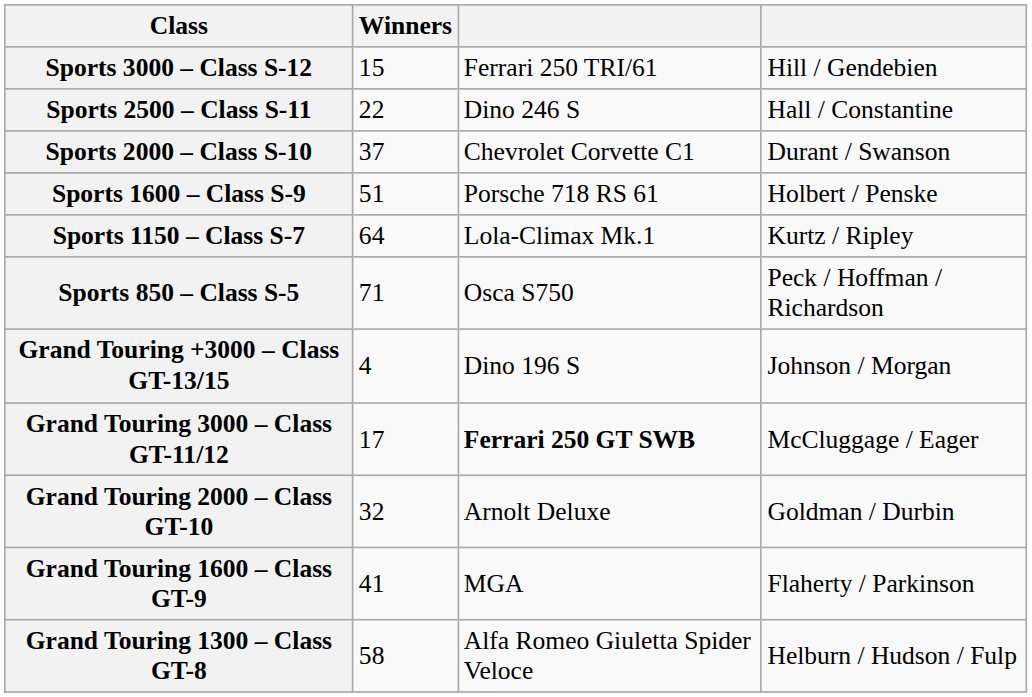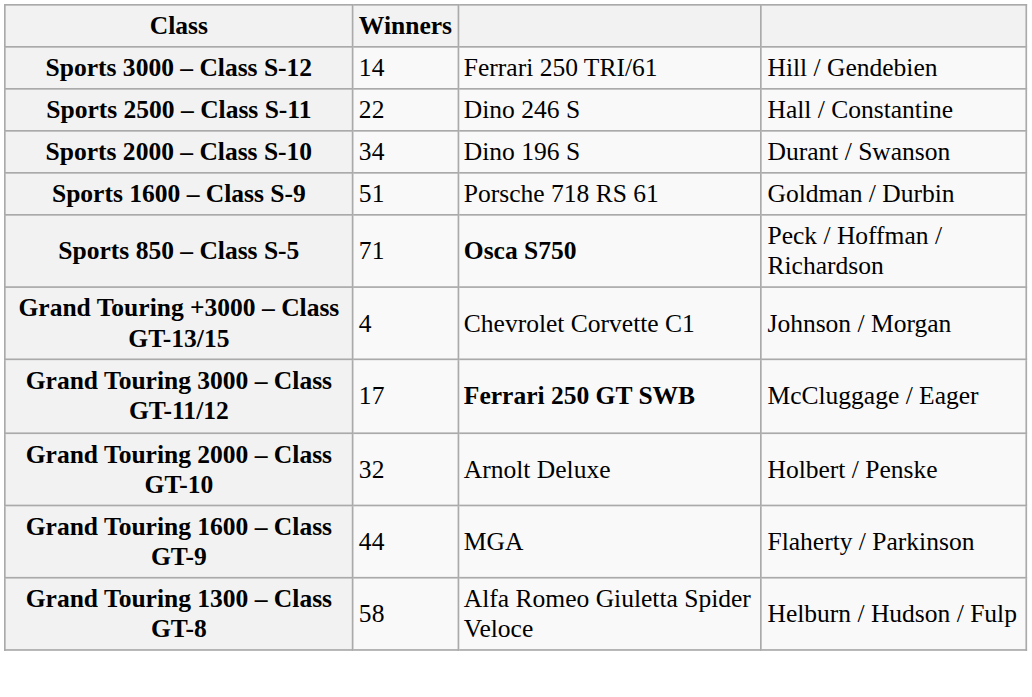(372, 67) 15 -> (372, 67) 14
(372, 152) 37 -> (372, 152) 34
(579, 152) Chevrolet Corvette C1 -> (522, 152) Dino 196 S
(852, 194) Holbert / Penske -> (861, 194) Goldman / Durbin
- row: (179, 236)
(519, 293) normal -> (520, 251) bold
(522, 365) Dino 196 S -> (579, 323) Chevrolet Corvette C1
(861, 510) Goldman / Durbin -> (852, 468) Holbert / Penske
(372, 582) 41 -> (372, 540) 44
